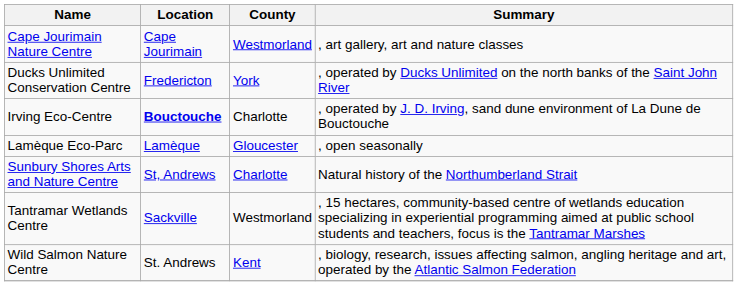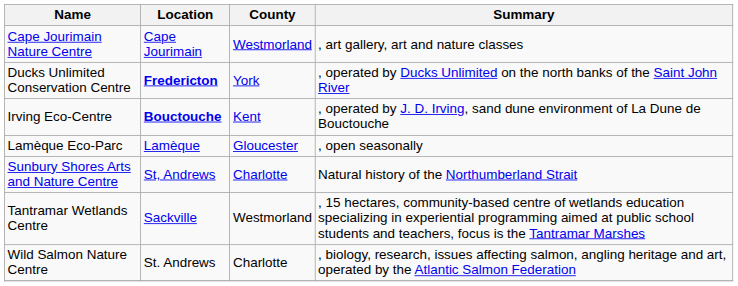(178, 80) normal -> (181, 80) bold
(260, 116) Charlotte -> (247, 116) Kent
(247, 262) Kent -> (260, 262) Charlotte
